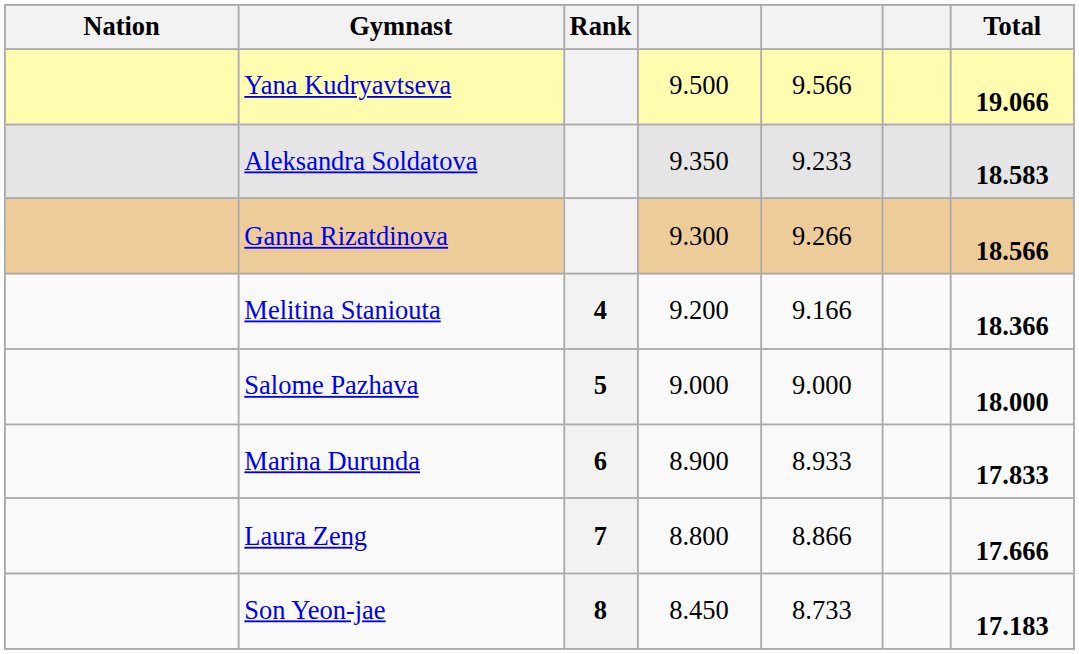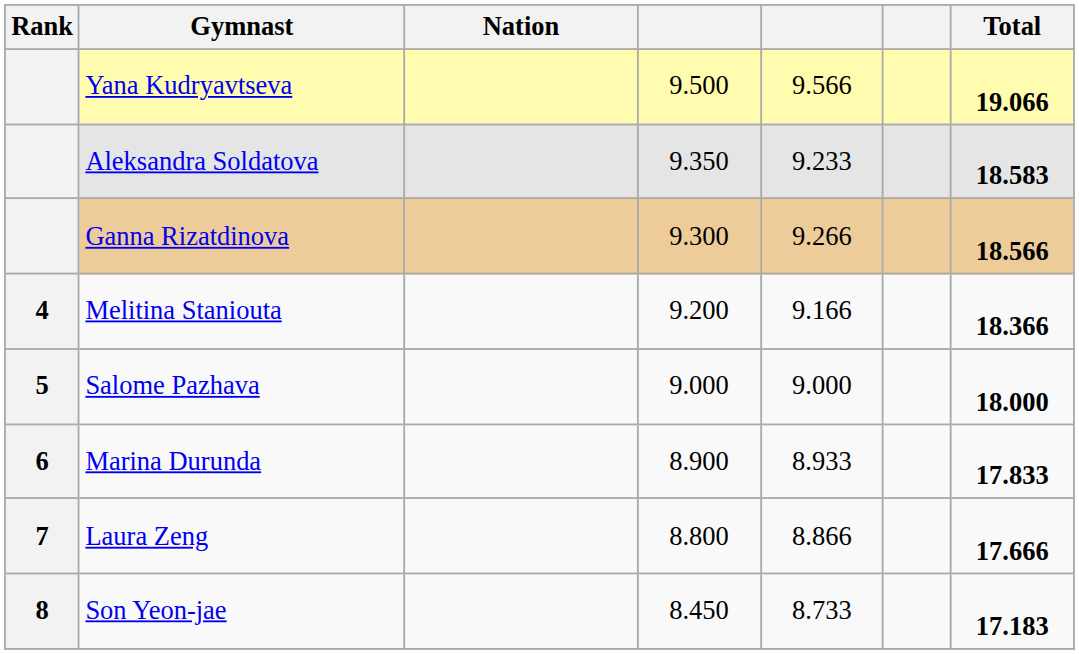columns swapped: (600, 26) <-> (122, 26)
